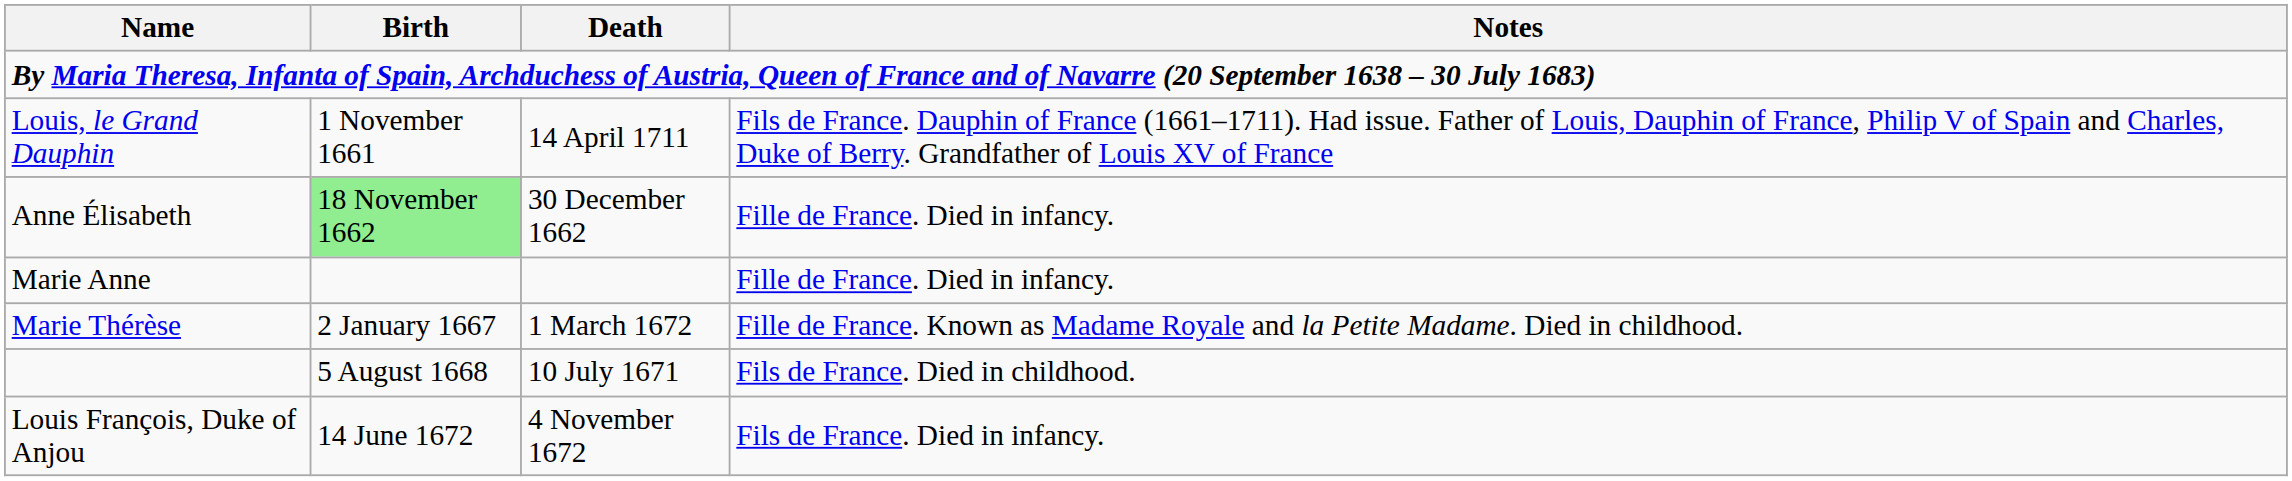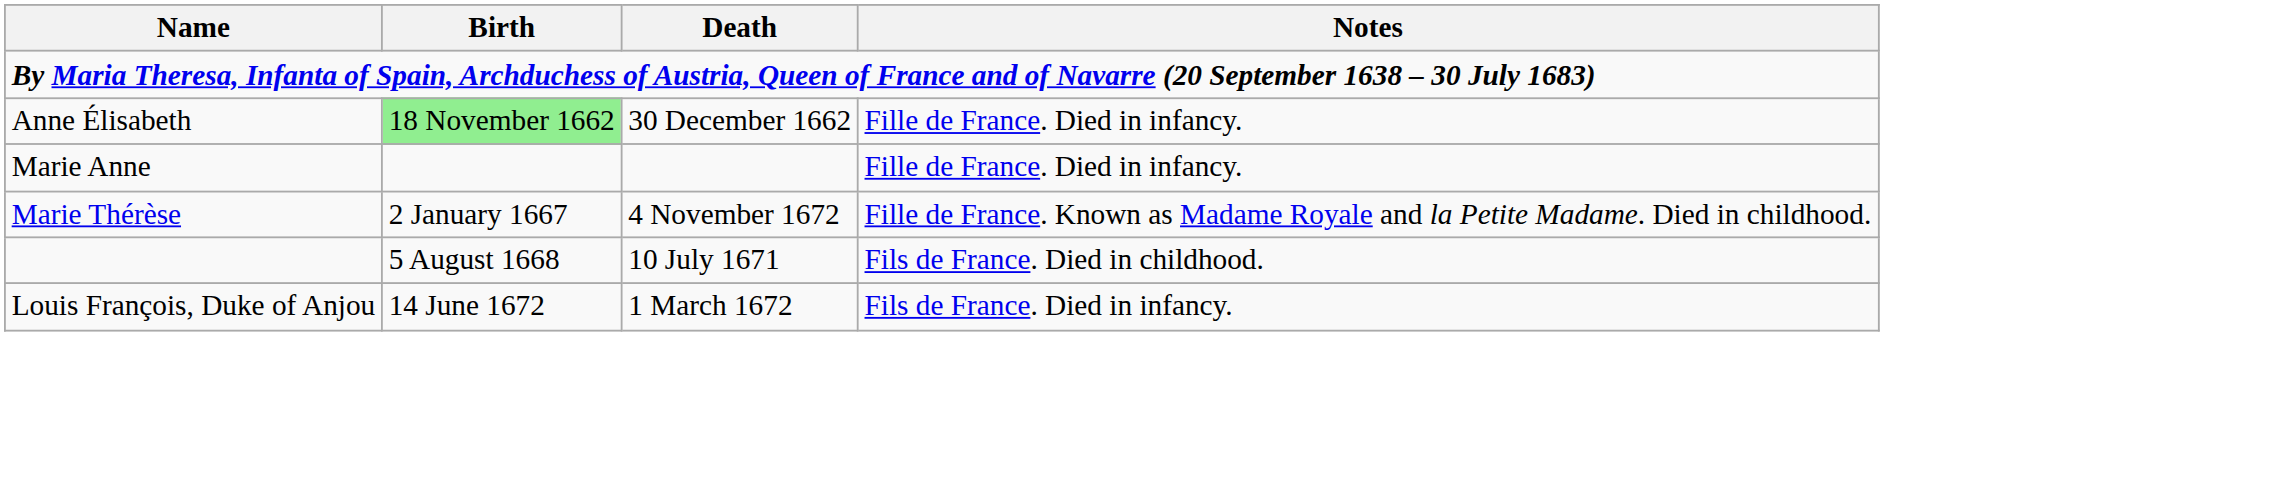- row: (105, 137)
(610, 325) 1 March 1672 -> (734, 213) 4 November 1672
(601, 435) 4 November 1672 -> (710, 306) 1 March 1672
